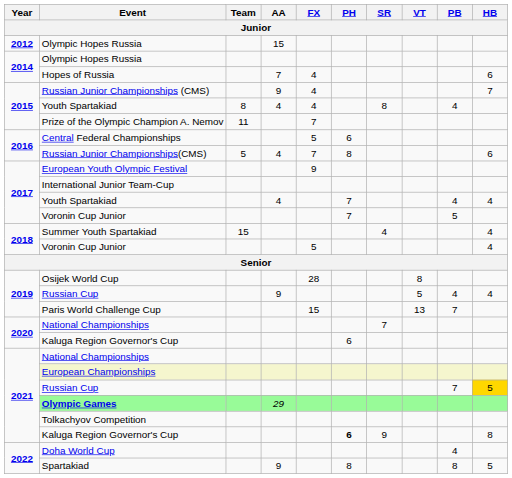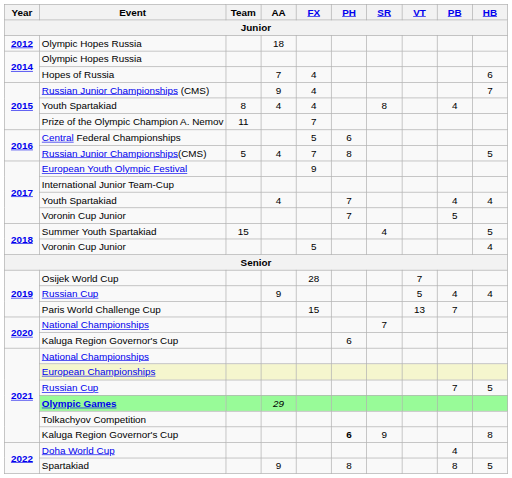(279, 44) 15 -> (279, 44) 18
(490, 153) 6 -> (490, 153) 5
(490, 231) 4 -> (490, 231) 5
(419, 278) 8 -> (419, 278) 7
(490, 388) gold background -> (490, 388) no background
